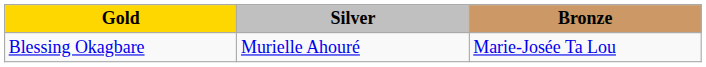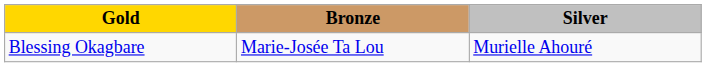columns swapped: (353, 18) <-> (585, 18)
